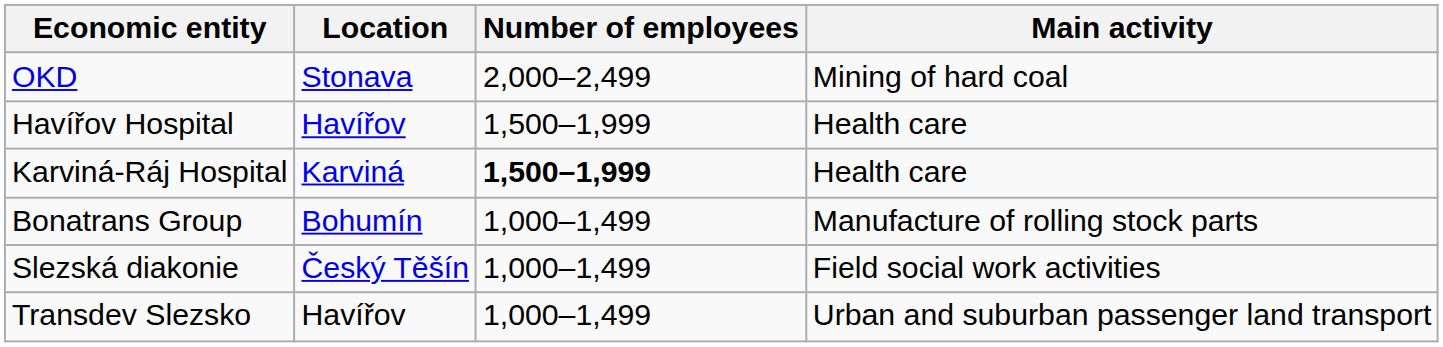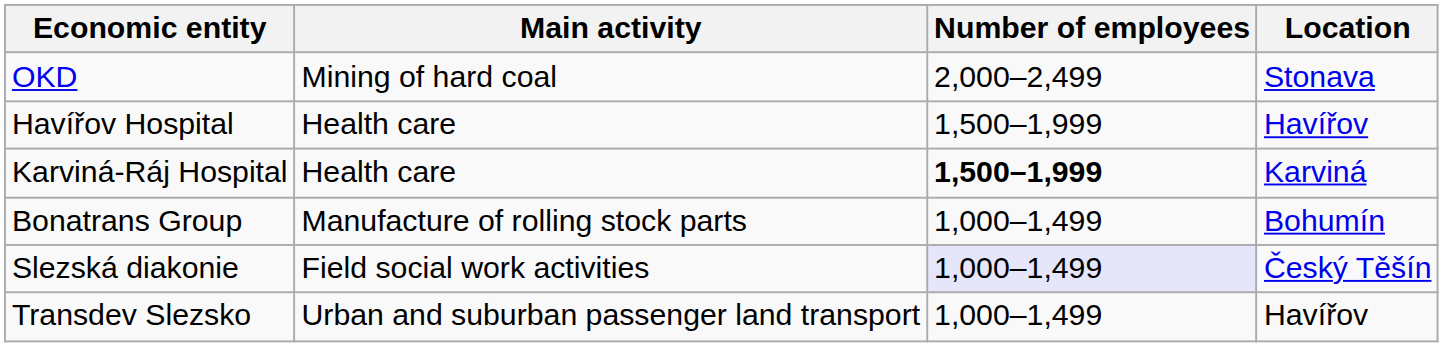columns swapped: (385, 28) <-> (1122, 28)
(567, 268) no background -> (1018, 268) lavender background
